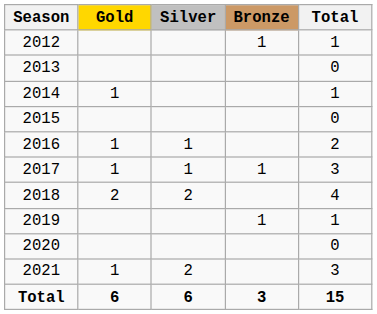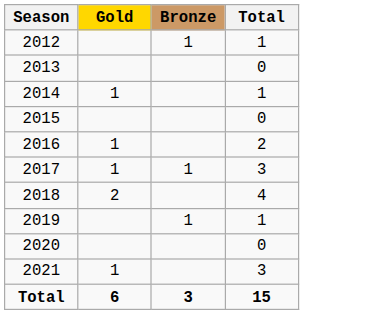- column: (188, 17)
